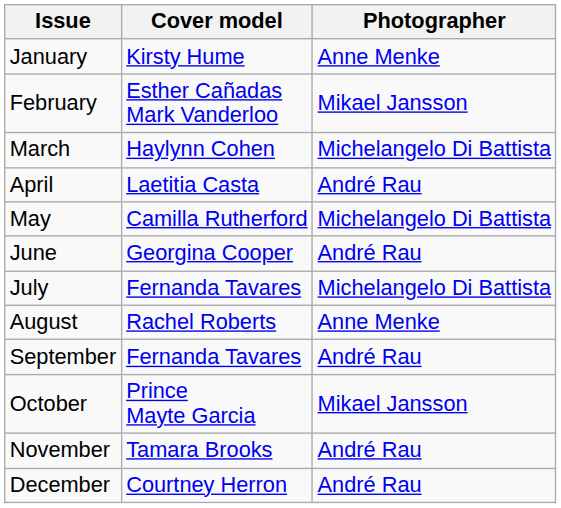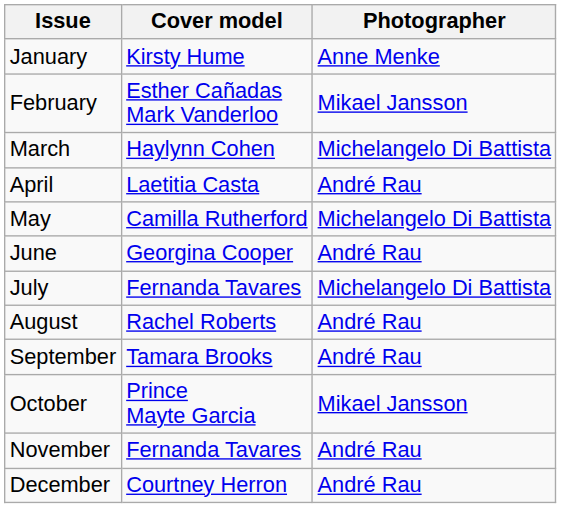(379, 322) Anne Menke -> (370, 322) André Rau
(214, 356) Fernanda Tavares -> (199, 356) Tamara Brooks
(199, 450) Tamara Brooks -> (214, 450) Fernanda Tavares
